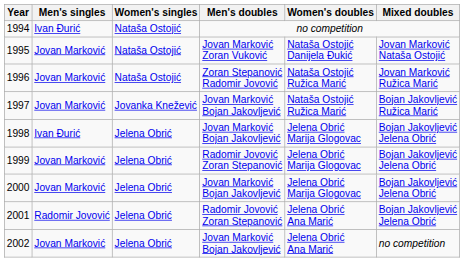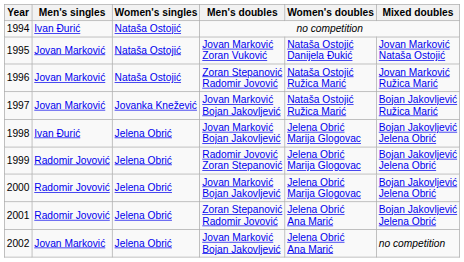(70, 161) Jovan Marković -> (72, 161) Radomir Jovović
(70, 188) Jovan Marković -> (72, 188) Radomir Jovović
(242, 216) Radomir Jovović Zoran Stepanović -> (242, 216) Zoran Stepanović Radomir Jovović
